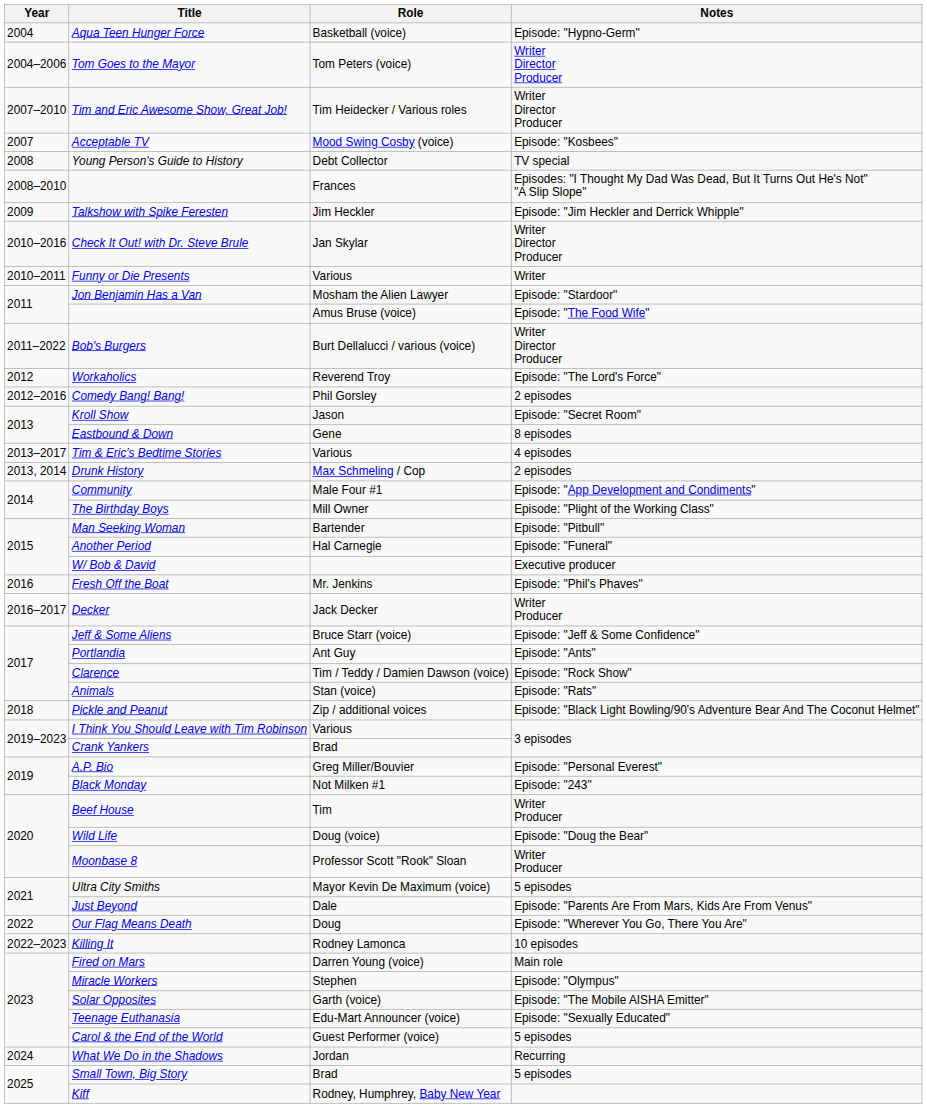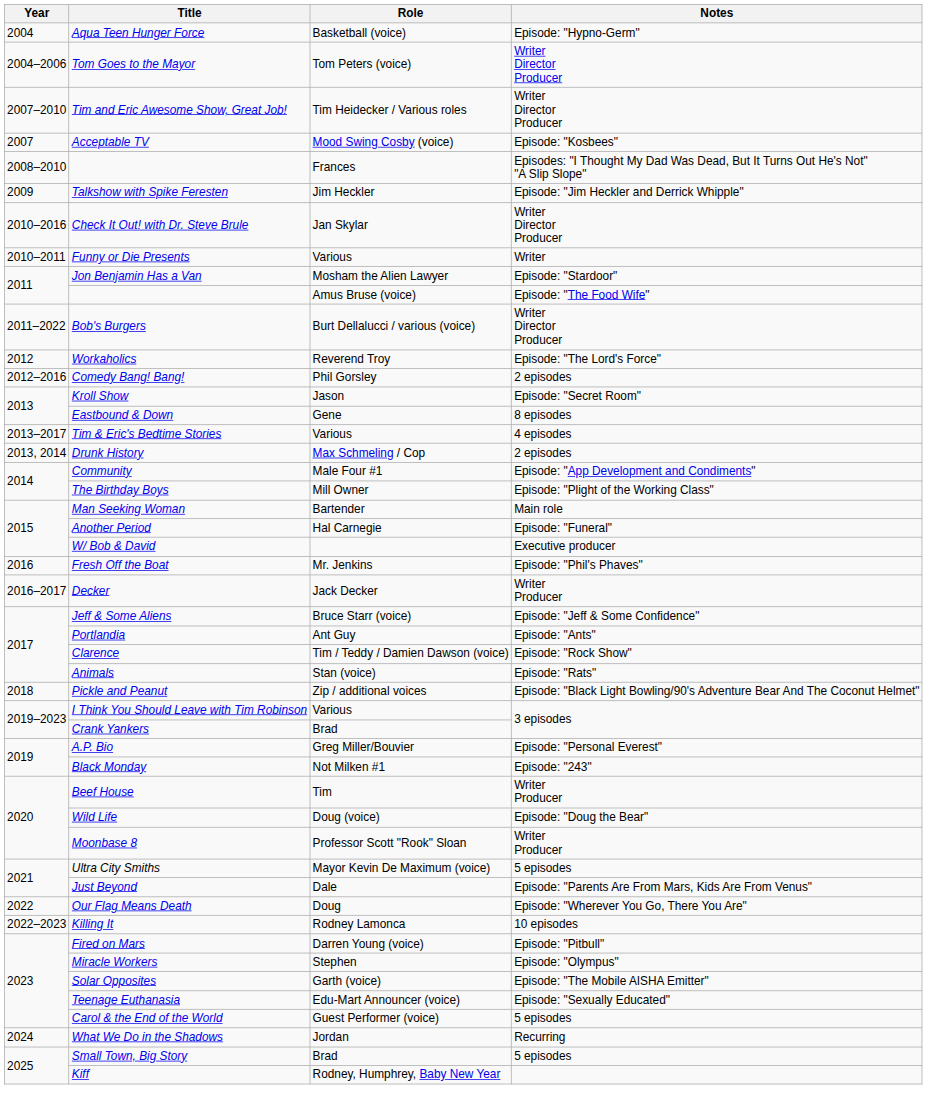- row: (157, 161)
(559, 528) Episode: "Pitbull" -> (538, 509) Main role
(538, 962) Main role -> (559, 943) Episode: "Pitbull"
